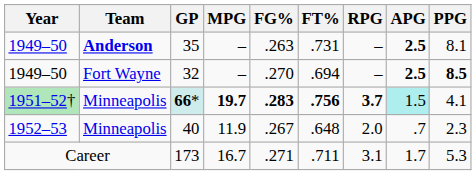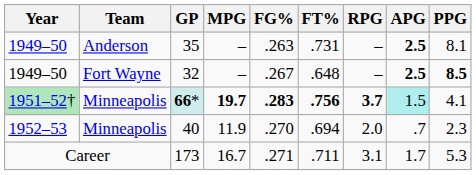(118, 46) bold -> (116, 46) normal
(279, 73) .270 -> (279, 73) .267
(325, 73) .694 -> (325, 73) .648
(279, 128) .267 -> (279, 128) .270
(325, 128) .648 -> (325, 128) .694
